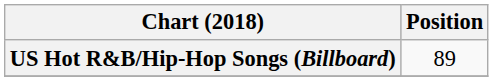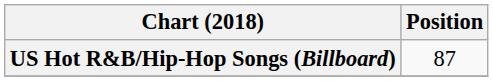(445, 57) 89 -> (445, 57) 87
